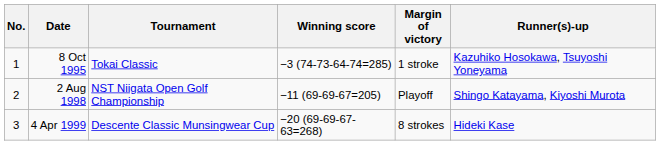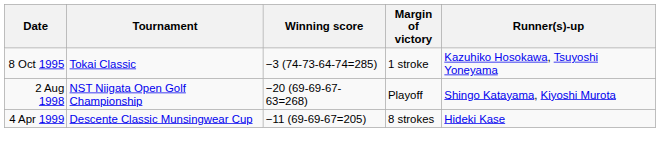- column: (16, 26)
(330, 94) −11 (69-69-67=205) -> (304, 94) −20 (69-69-67-63=268)
(318, 125) −20 (69-69-67-63=268) -> (316, 119) −11 (69-69-67=205)
